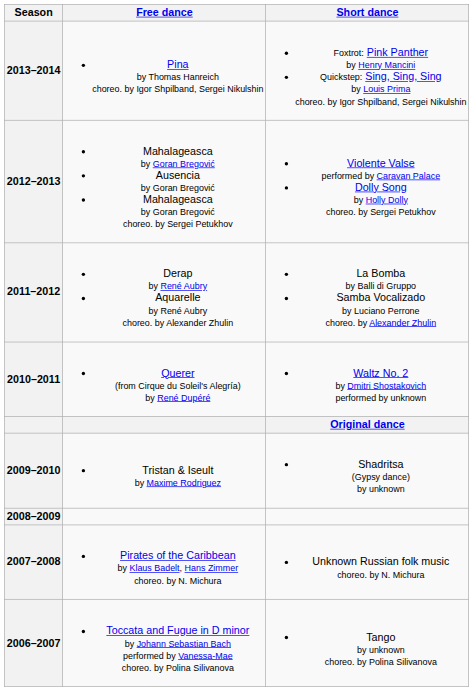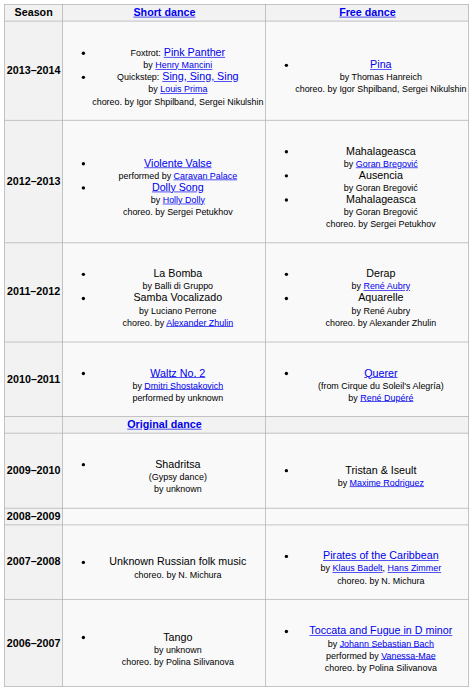columns swapped: (367, 13) <-> (164, 13)
